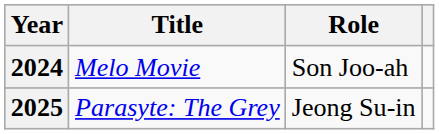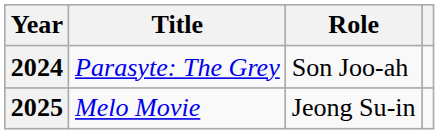(138, 66) Melo Movie -> (177, 66) Parasyte: The Grey
(177, 107) Parasyte: The Grey -> (138, 107) Melo Movie
